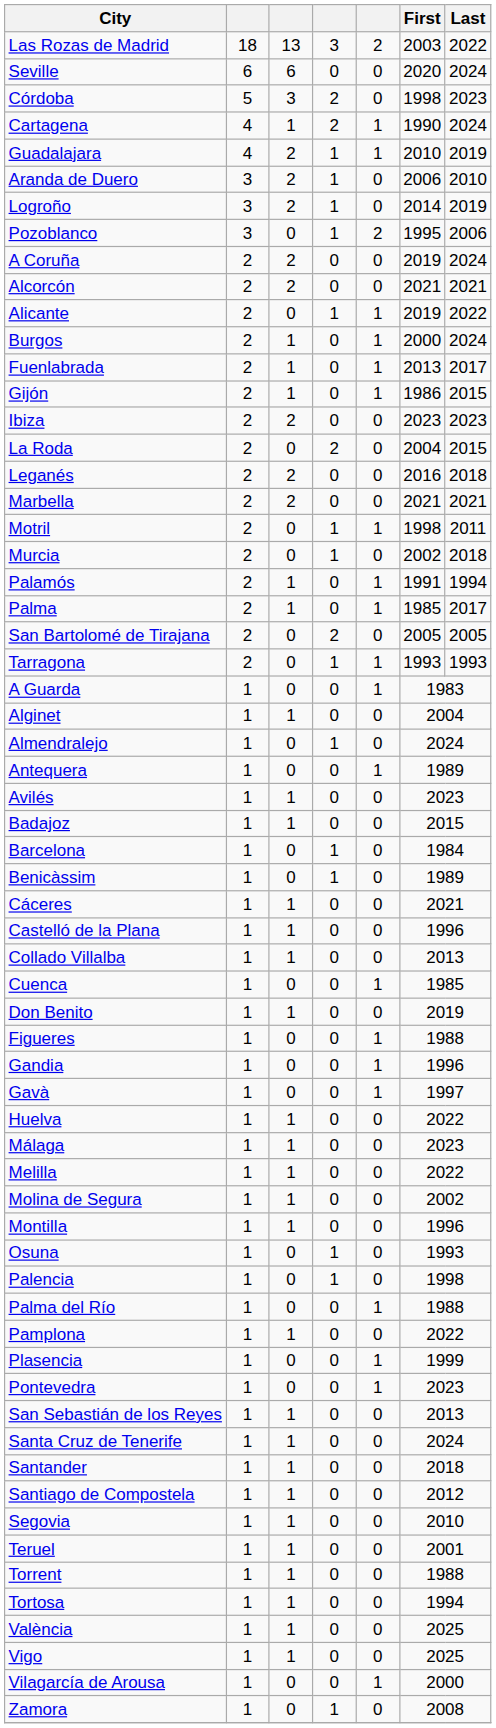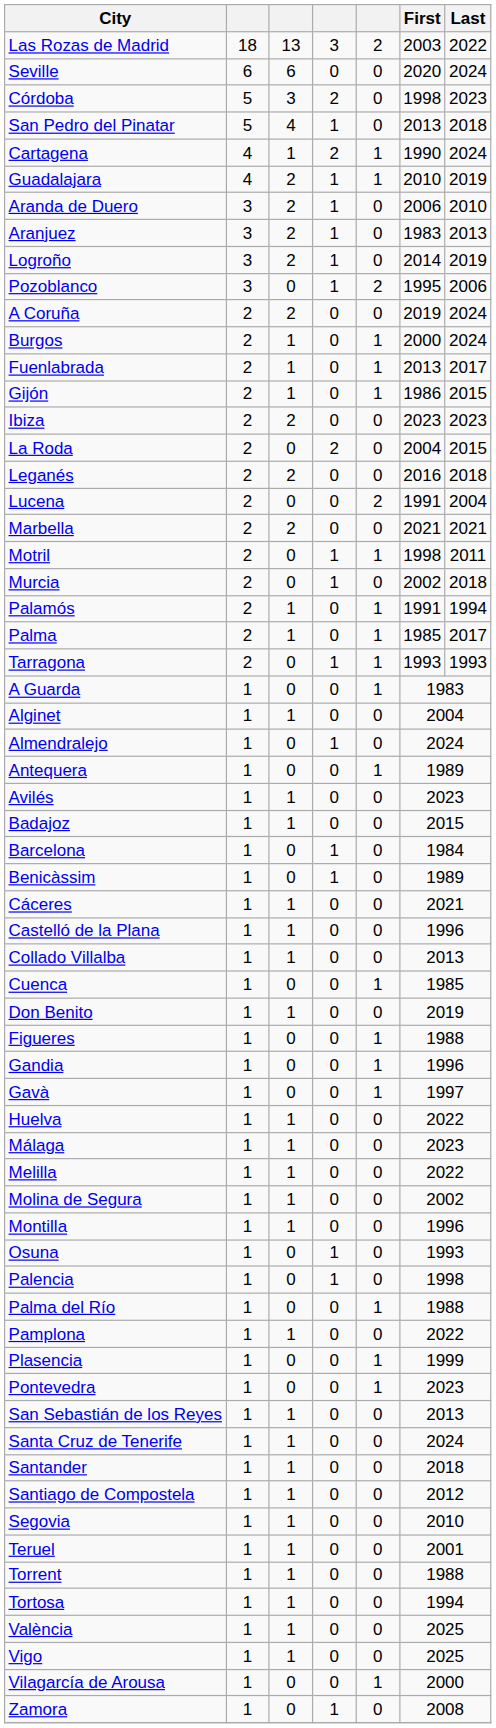+ row: (92, 126)
+ row: (42, 233)
- row: (42, 287)
- row: (39, 314)
+ row: (36, 502)
- row: (109, 636)
